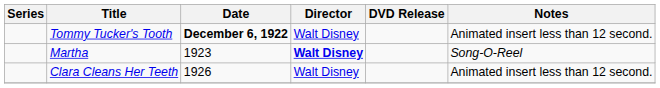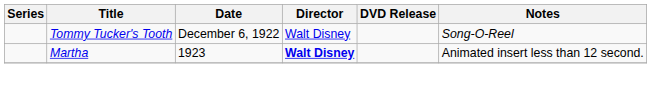(236, 33) bold -> (229, 33) normal
(551, 33) Animated insert less than 12 second. -> (478, 33) Song-O-Reel
(486, 53) Song-O-Reel -> (543, 53) Animated insert less than 12 second.
- row: (114, 72)
